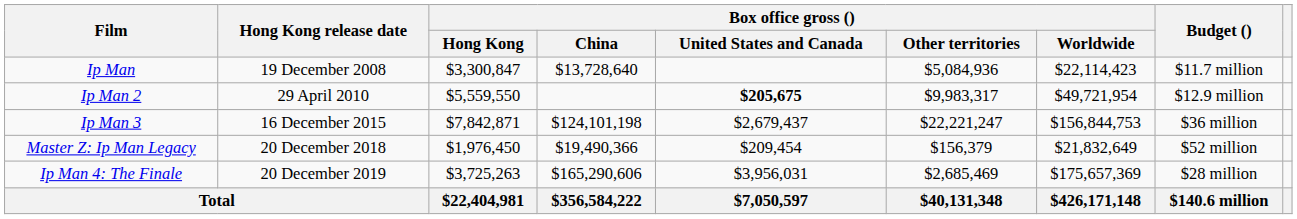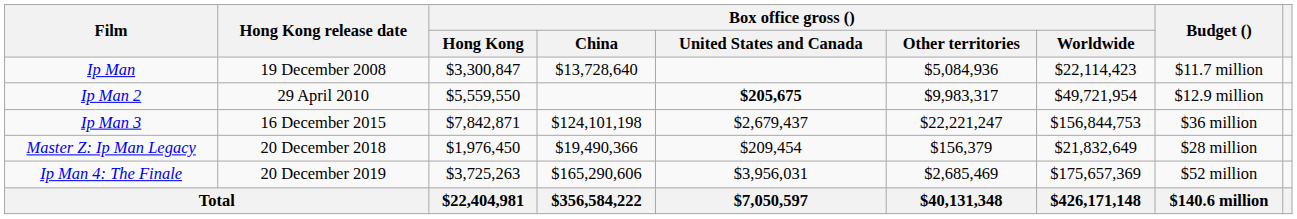(1219, 148) $52 million -> (1219, 148) $28 million
(1219, 174) $28 million -> (1219, 174) $52 million
